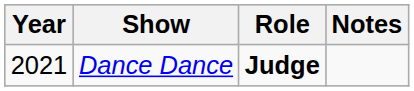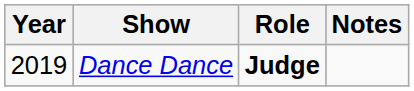(39, 65) 2021 -> (39, 65) 2019
